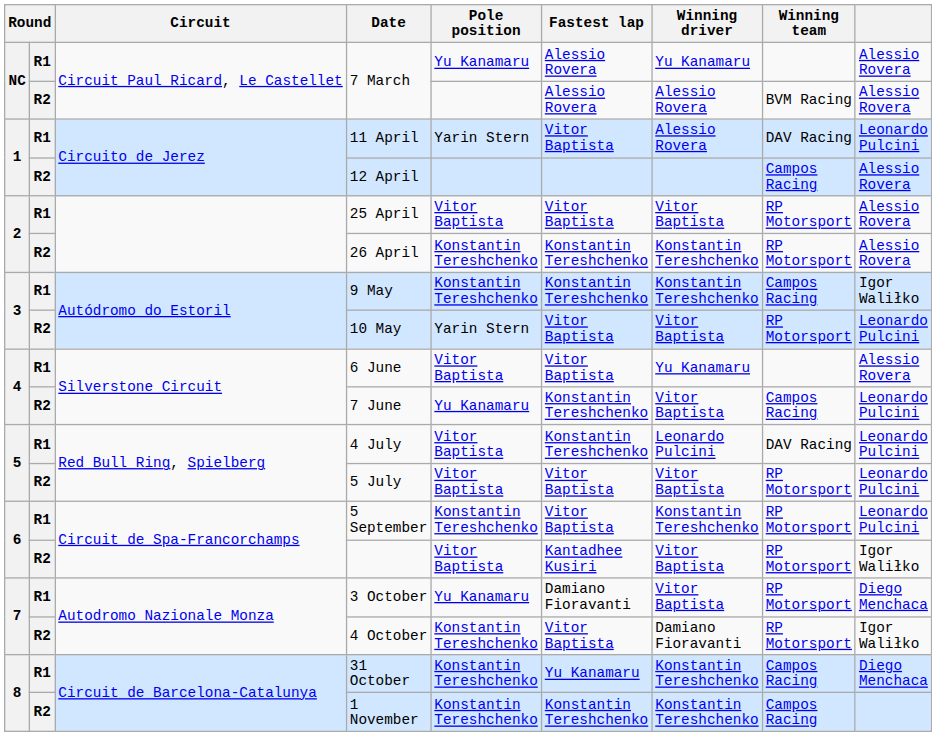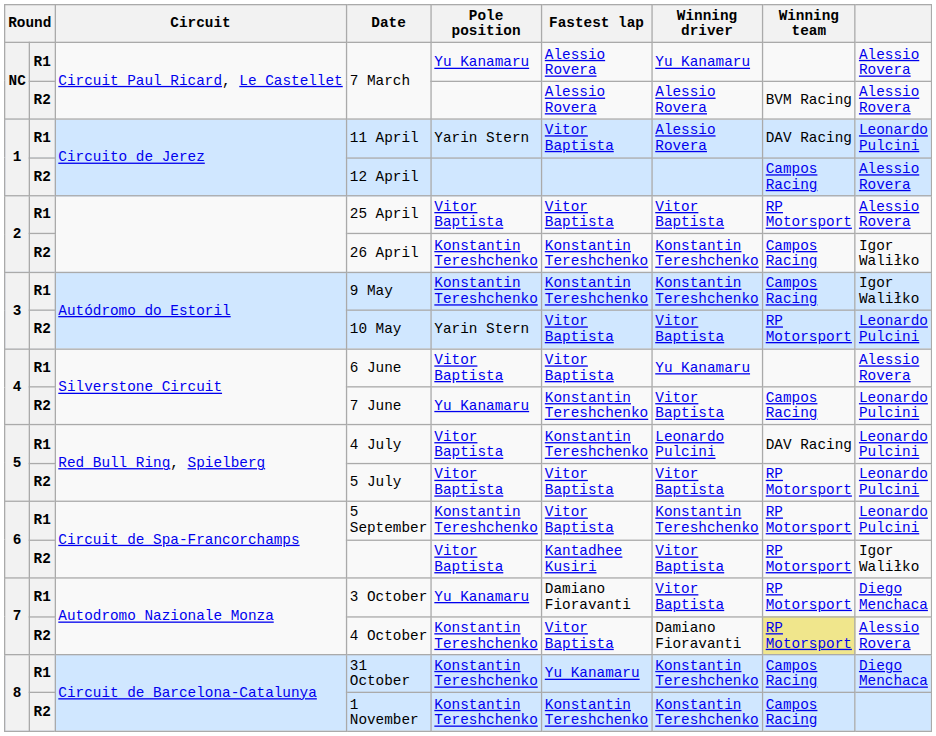(809, 253) RP Motorsport -> (792, 253) Campos Racing
(889, 253) Alessio Rovera -> (889, 253) Igor Waliłko
(809, 635) no background -> (809, 635) khaki background
(889, 635) Igor Waliłko -> (889, 635) Alessio Rovera
